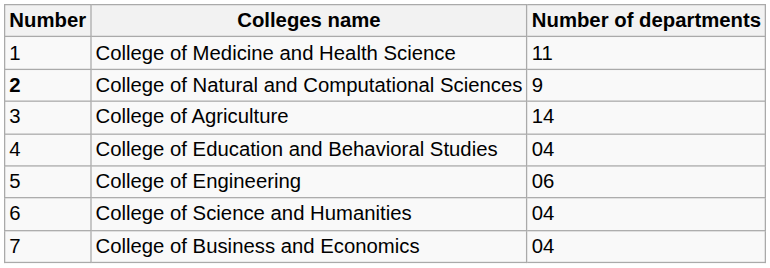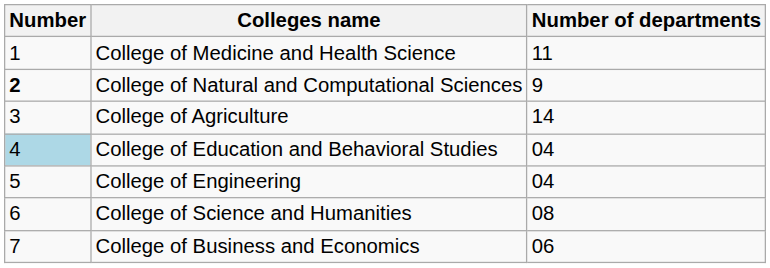(15, 149) no background -> (15, 149) lightblue background
(543, 181) 06 -> (543, 181) 04
(543, 213) 04 -> (543, 213) 08
(543, 246) 04 -> (543, 246) 06
